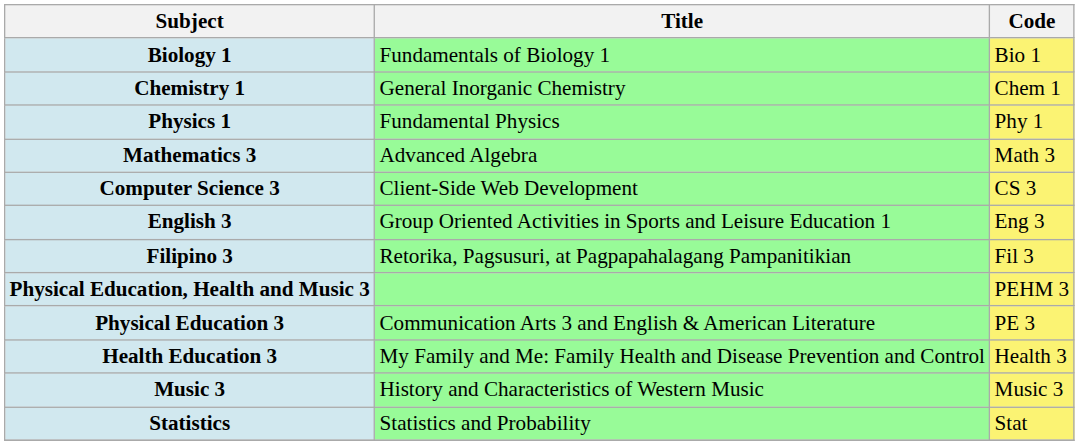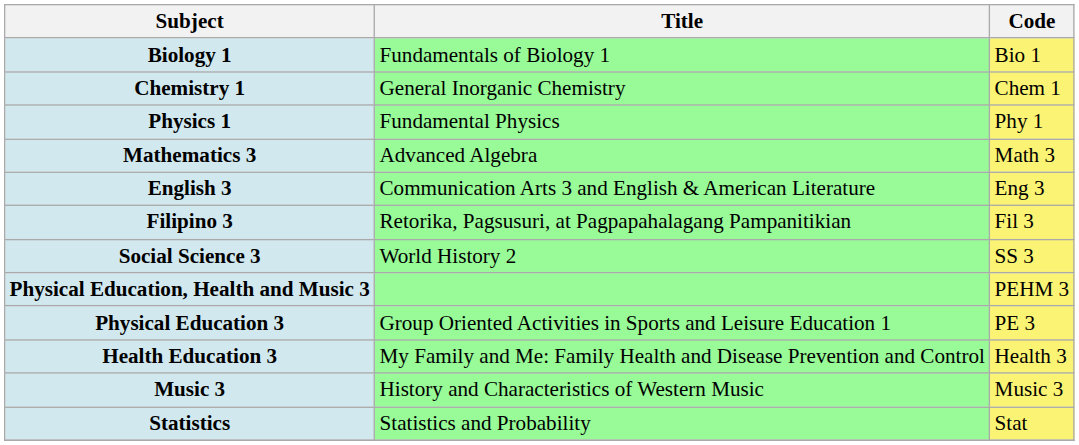- row: (190, 188)
(635, 222) Group Oriented Activities in Sports and Leisure Education 1 -> (627, 188) Communication Arts 3 and English & American Literature
+ row: (190, 255)
(627, 322) Communication Arts 3 and English & American Literature -> (635, 322) Group Oriented Activities in Sports and Leisure Education 1
